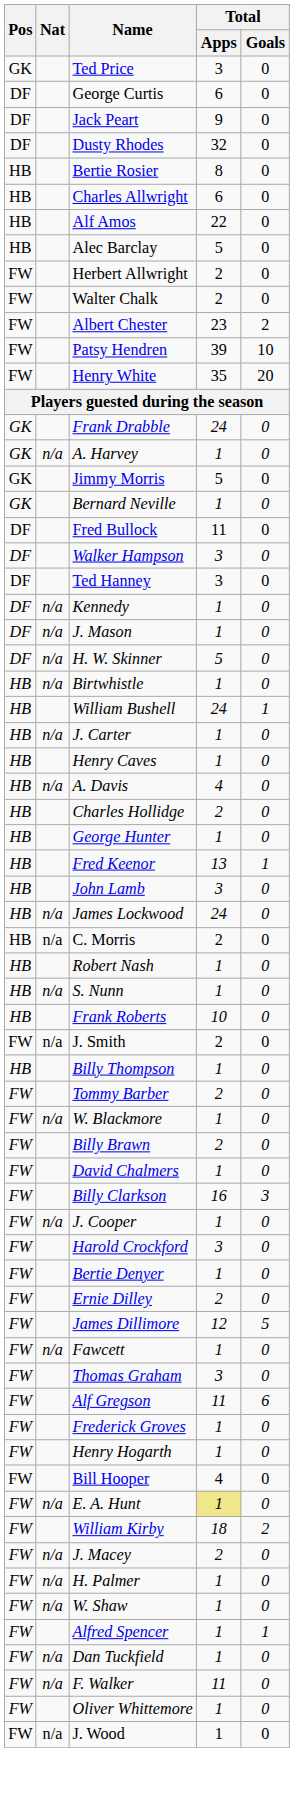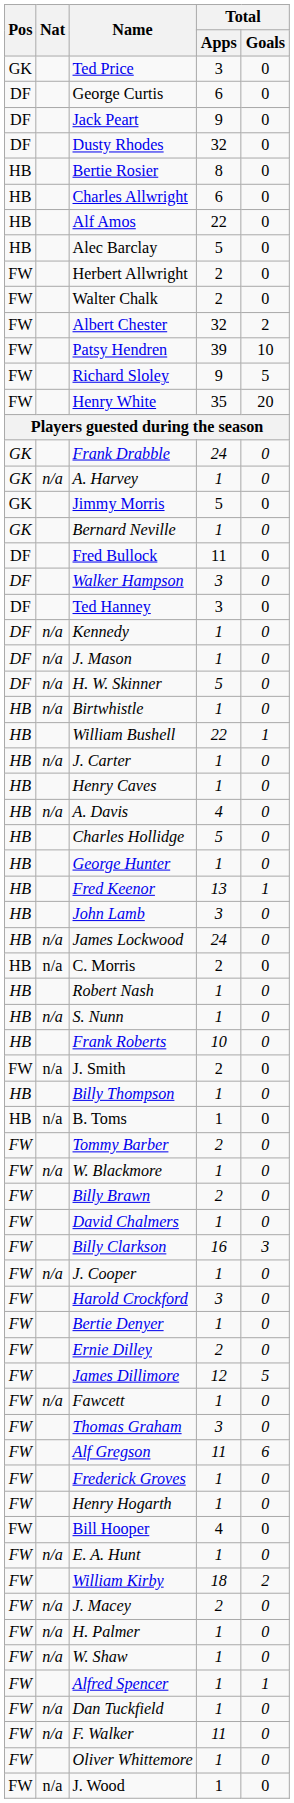(219, 324) 23 -> (219, 324) 32
+ row: (121, 376)
(219, 709) 24 -> (219, 734) 22
(219, 811) 2 -> (219, 837) 5
+ row: (100, 1119)
(219, 1503) khaki background -> (219, 1555) no background
